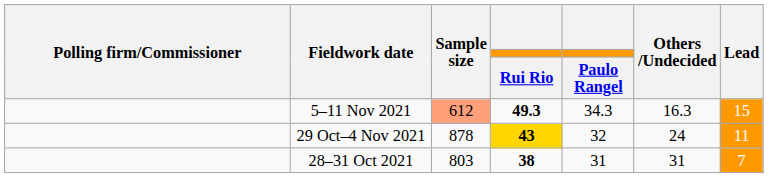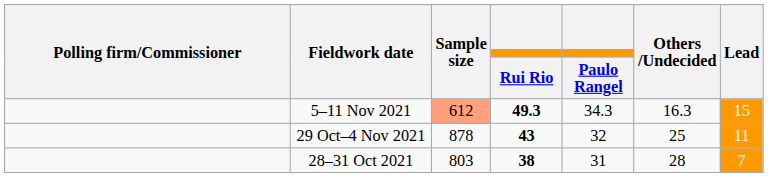(527, 135) gold background -> (527, 135) no background
(677, 135) 24 -> (677, 135) 25
(677, 160) 31 -> (677, 160) 28
